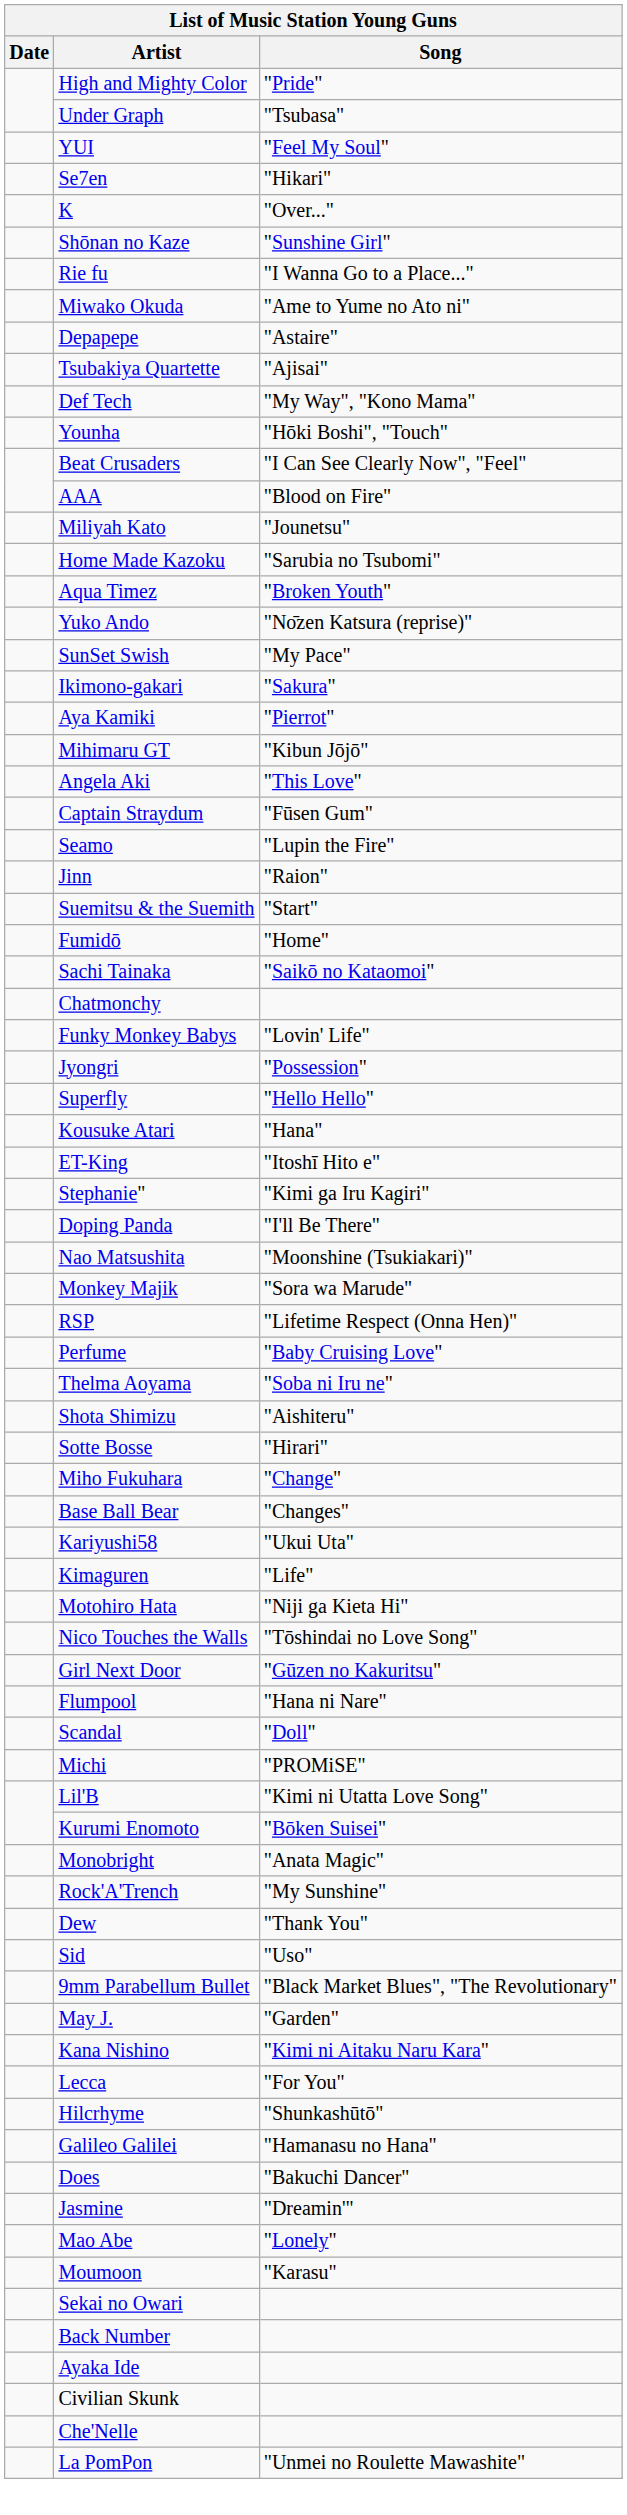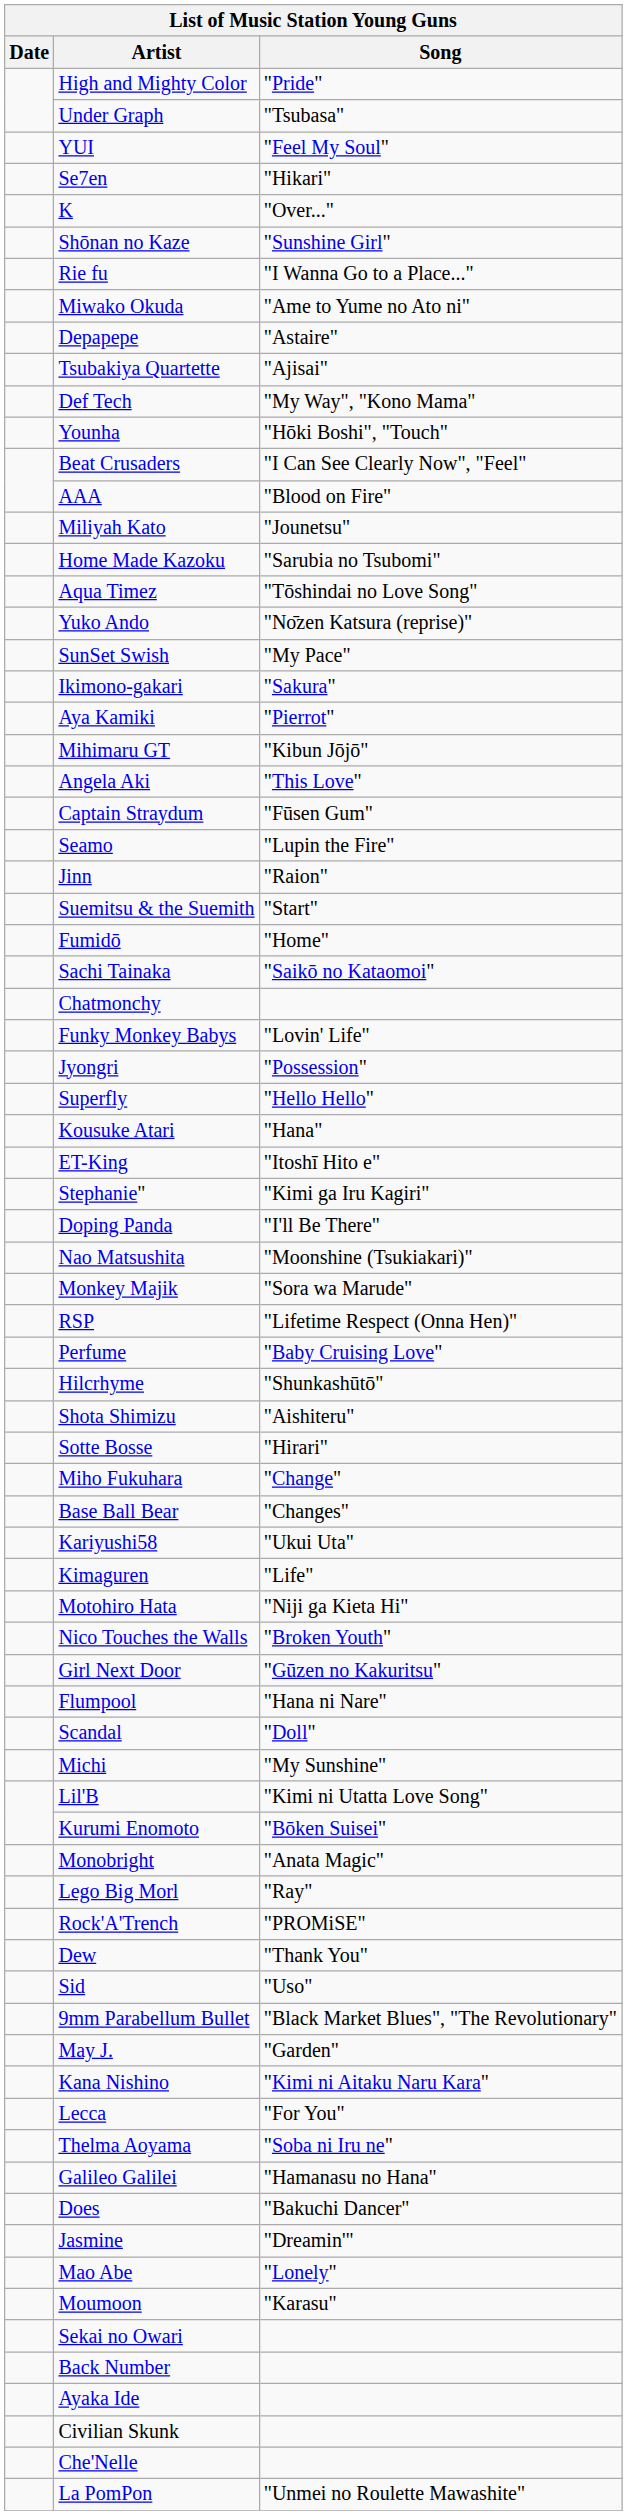(327, 591) "Broken Youth" -> (371, 591) "Tōshindai no Love Song"
rows swapped: (125, 1384) <-> (101, 2113)
(371, 1638) "Tōshindai no Love Song" -> (327, 1638) "Broken Youth"
(315, 1764) "PROMiSE" -> (325, 1764) "My Sunshine"
+ row: (118, 1891)
(325, 1891) "My Sunshine" -> (315, 1923) "PROMiSE"
